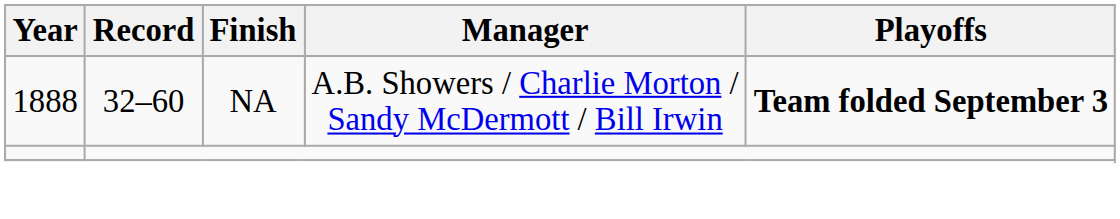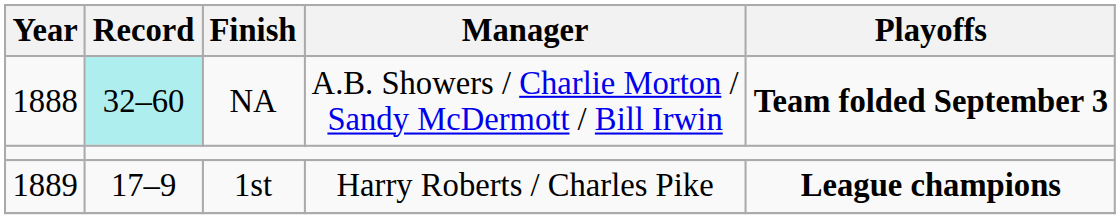(144, 100) no background -> (144, 100) paleturquoise background
+ row: (253, 185)
